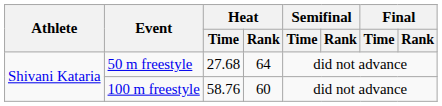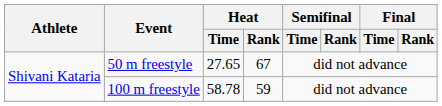(223, 64) 27.68 -> (223, 64) 27.65
(263, 64) 64 -> (263, 64) 67
(223, 89) 58.76 -> (223, 89) 58.78
(263, 89) 60 -> (263, 89) 59
